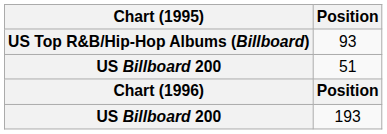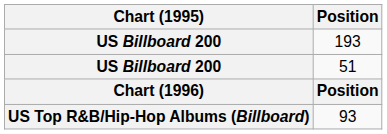rows swapped: (348, 116) <-> (348, 41)
